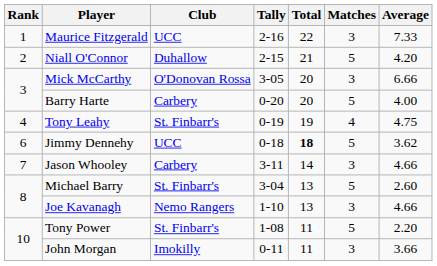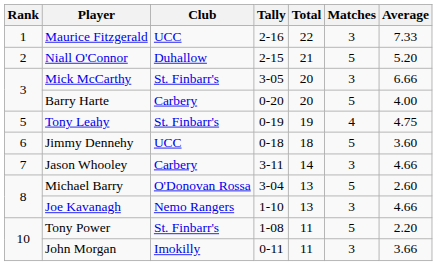(405, 57) 4.20 -> (405, 57) 5.20
(202, 79) O'Donovan Rossa -> (186, 79) St. Finbarr's
(23, 121) 4 -> (23, 121) 5
(307, 143) bold -> (307, 143) normal
(405, 143) 3.62 -> (405, 143) 3.60
(186, 185) St. Finbarr's -> (202, 185) O'Donovan Rossa
